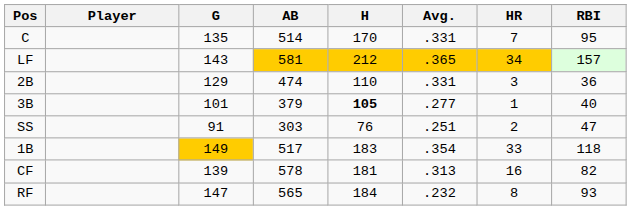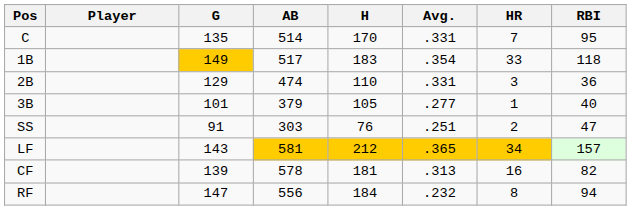rows swapped: (25, 149) <-> (25, 60)
(365, 105) bold -> (365, 105) normal
(290, 194) 565 -> (290, 194) 556
(589, 194) 93 -> (589, 194) 94
